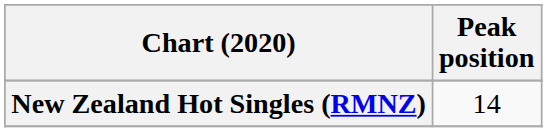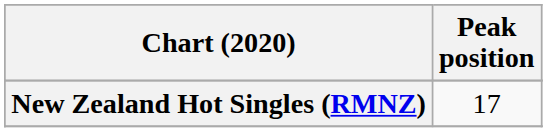(487, 103) 14 -> (487, 103) 17
